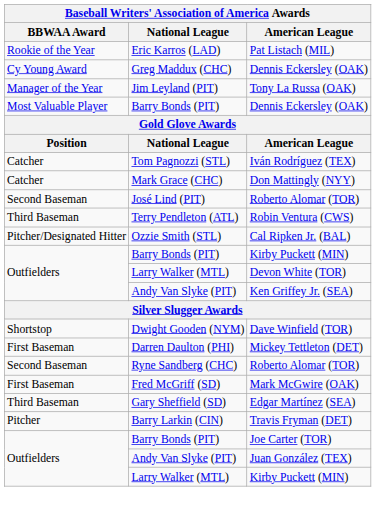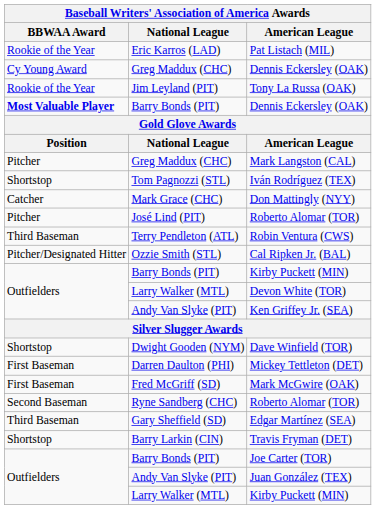(55, 87) Manager of the Year -> (51, 87) Rookie of the Year
(57, 106) normal -> (61, 106) bold
+ row: (181, 161)
(25, 161) Catcher -> (29, 180) Shortstop
(47, 198) Second Baseman -> (24, 217) Pitcher
rows swapped: (176, 384) <-> (184, 365)
(24, 421) Pitcher -> (29, 439) Shortstop
